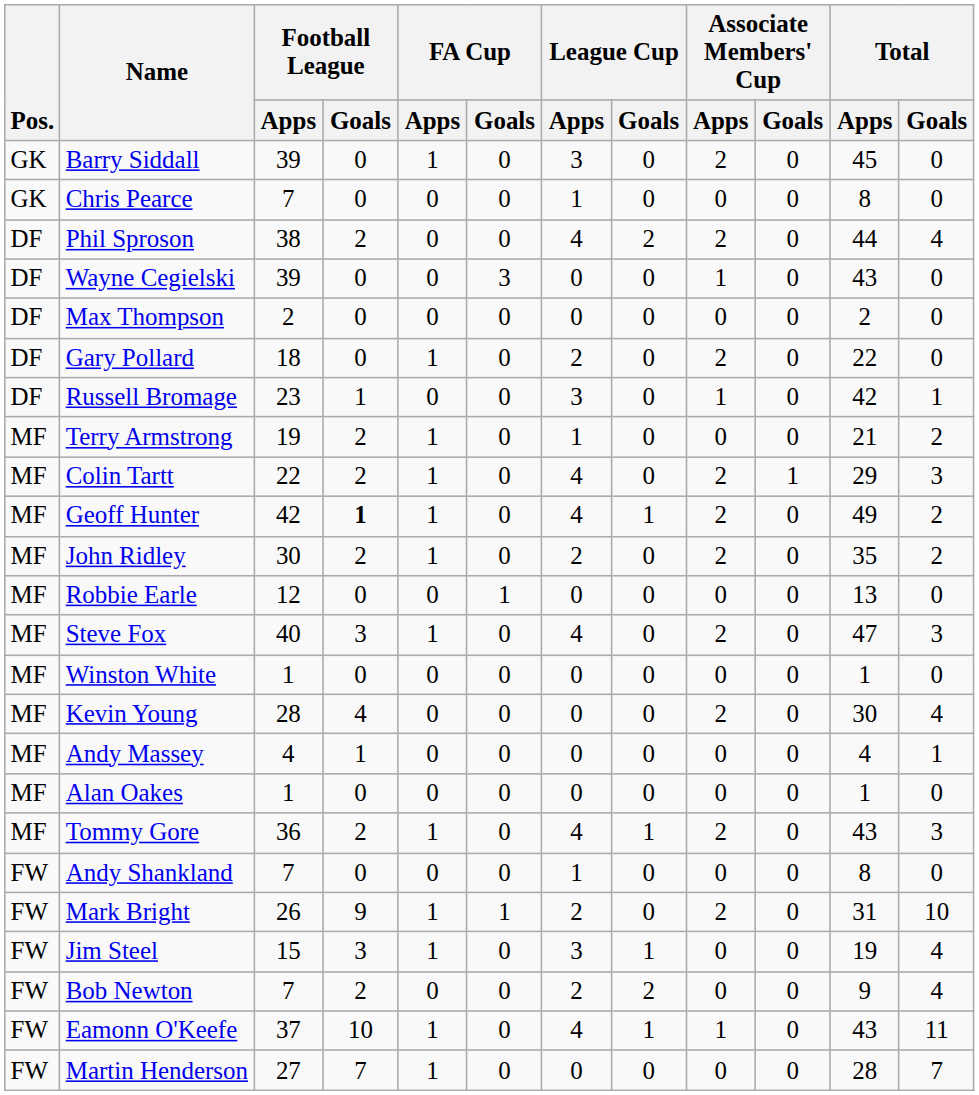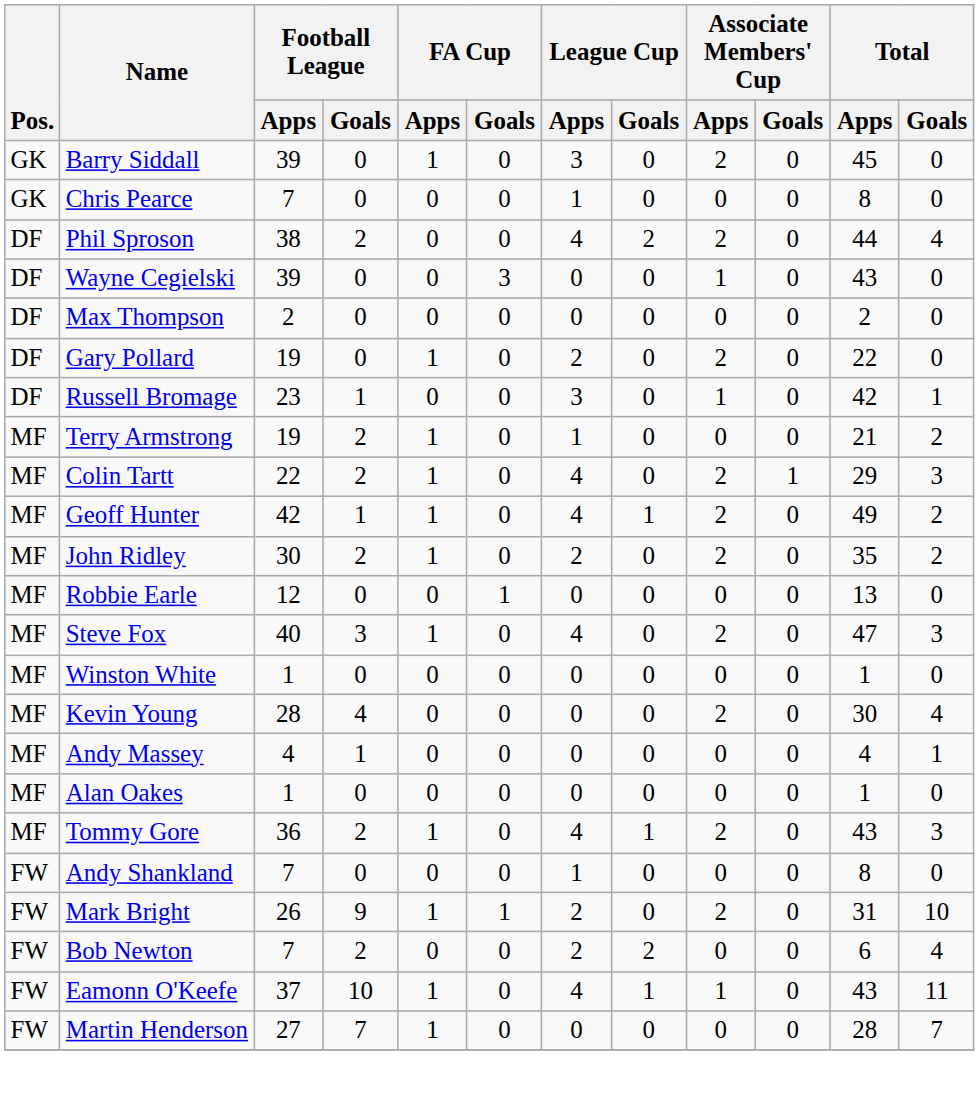(288, 357) 18 -> (288, 357) 19
(360, 515) bold -> (360, 515) normal
- row: (112, 951)
(865, 990) 9 -> (865, 951) 6
